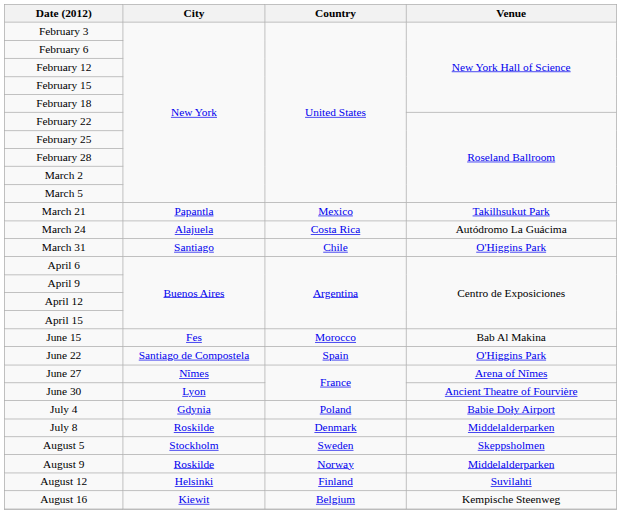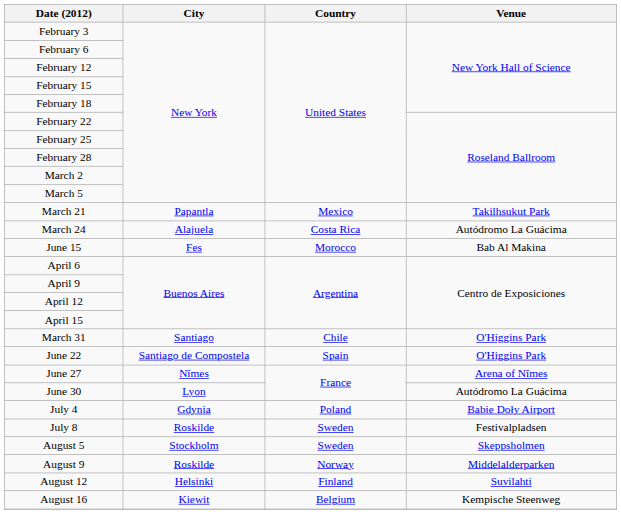rows swapped: (64, 247) <-> (64, 337)
(511, 391) Ancient Theatre of Fourvière -> (511, 391) Autódromo La Guácima
(336, 427) Denmark -> (336, 427) Sweden
(511, 427) Middelalderparken -> (511, 427) Festivalpladsen
